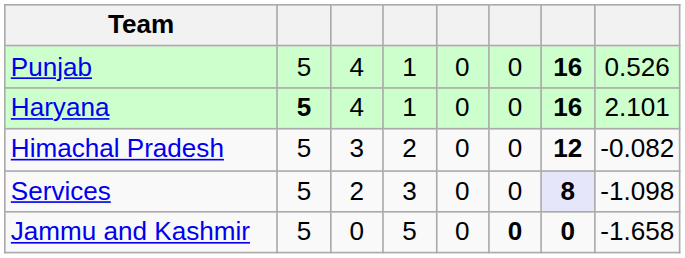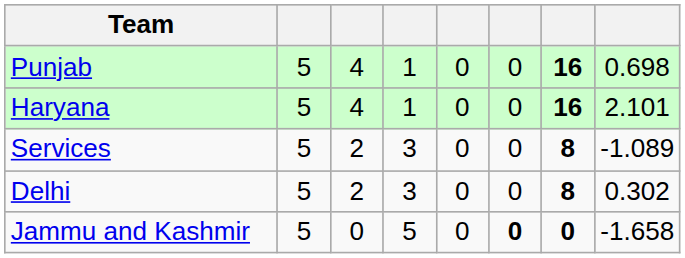(637, 66) 0.526 -> (637, 66) 0.698
(304, 107) bold -> (304, 107) normal
- row: (117, 149)
(568, 190) lavender background -> (568, 149) no background
(637, 190) -1.098 -> (637, 149) -1.089
+ row: (41, 190)
